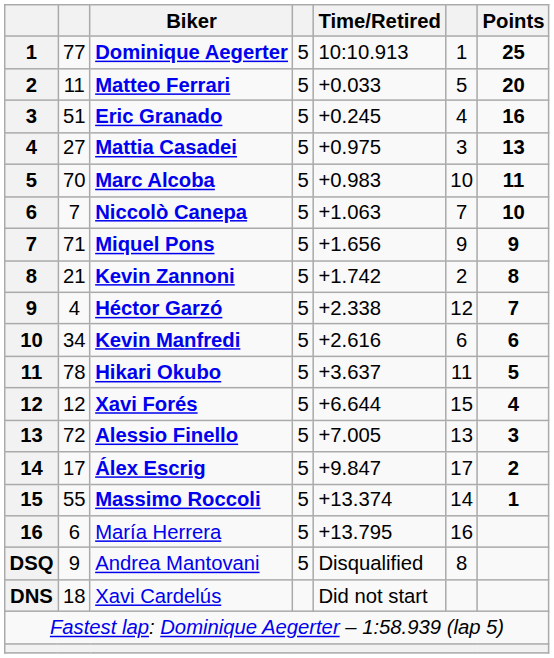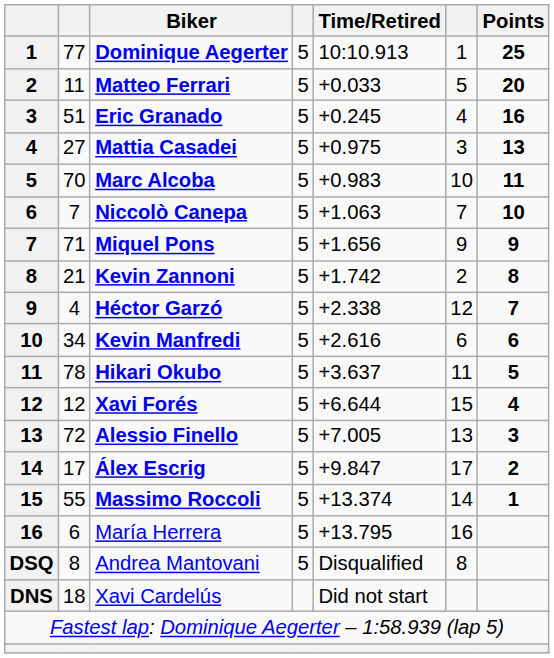(74, 563) 9 -> (74, 563) 8
